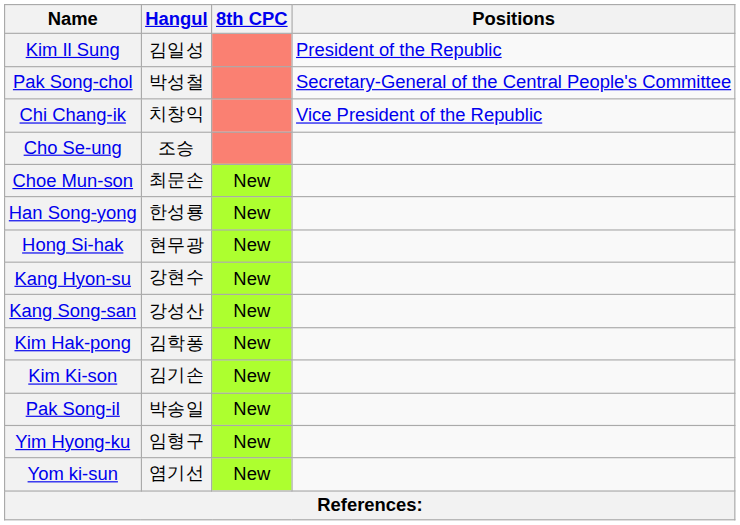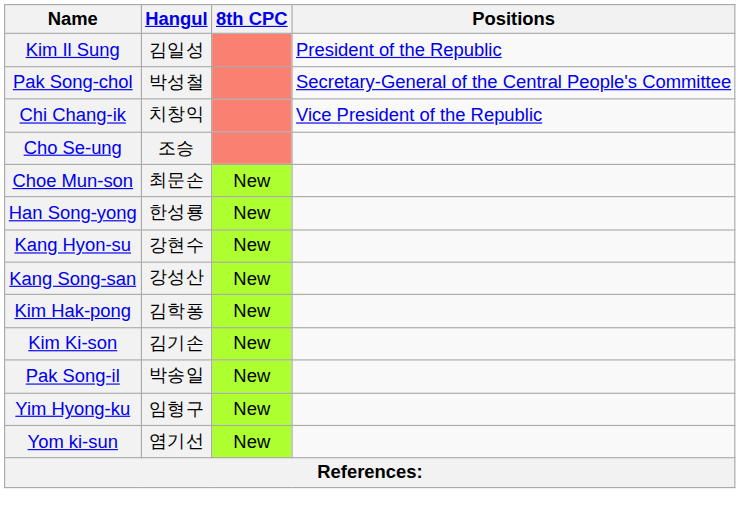- row: (73, 245)
